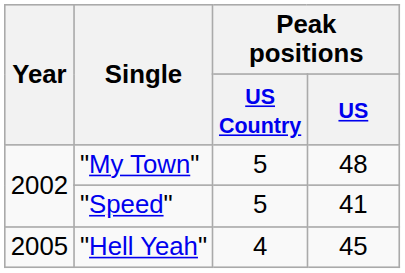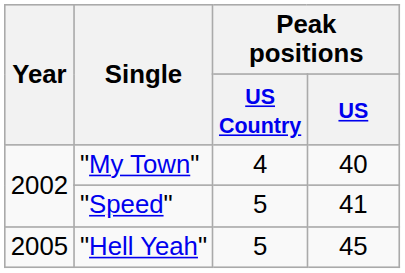(260, 164) 5 -> (260, 164) 4
(353, 164) 48 -> (353, 164) 40
(260, 246) 4 -> (260, 246) 5
